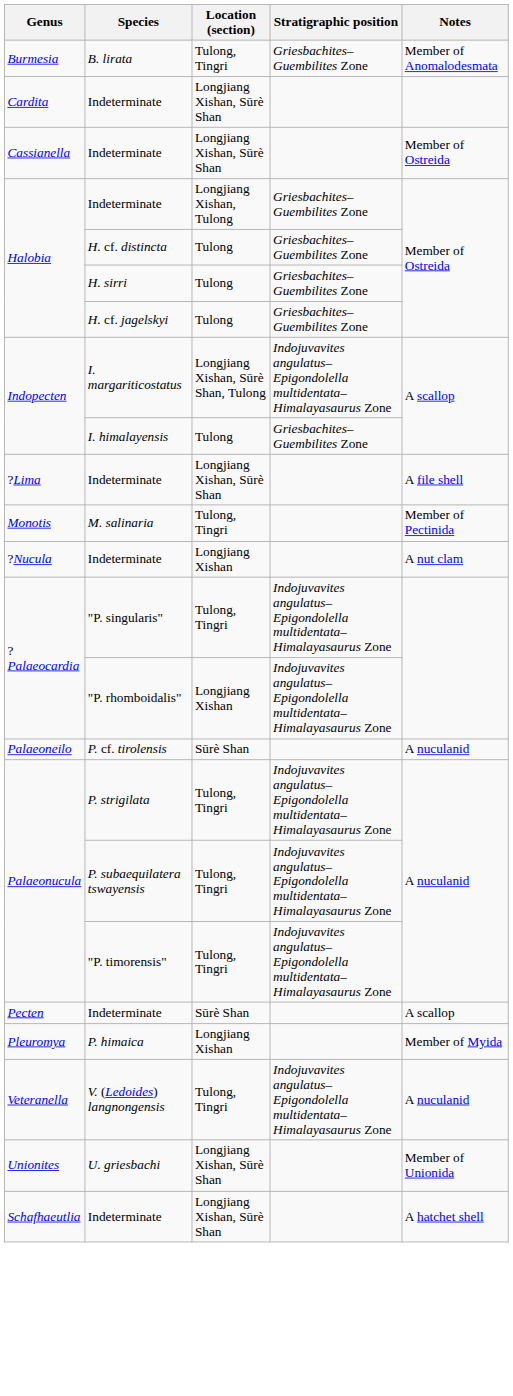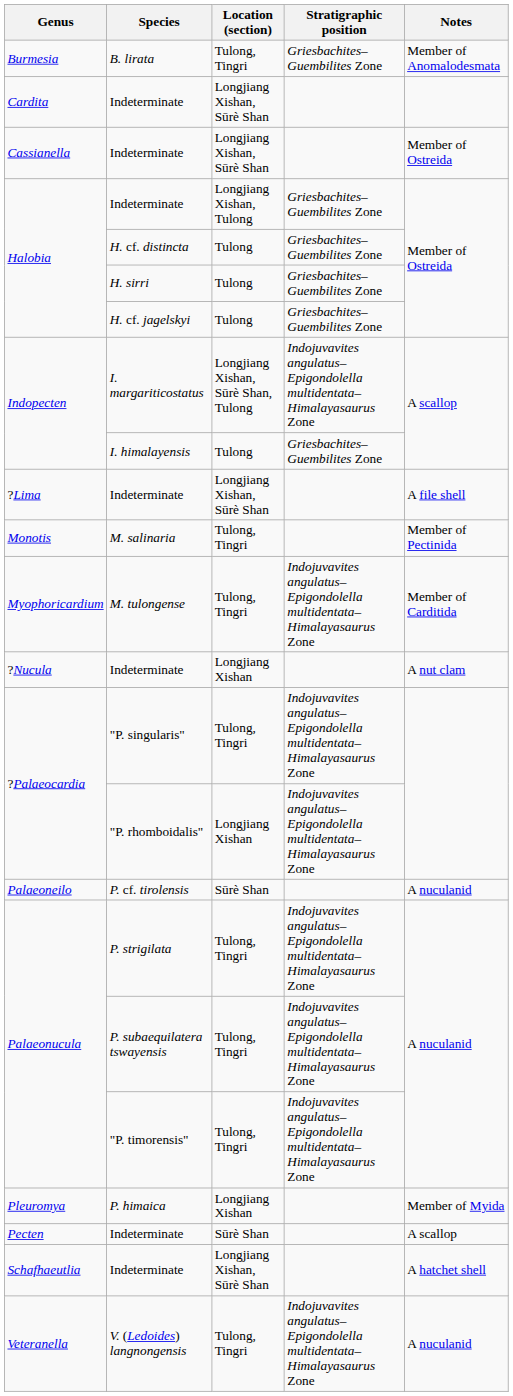+ row: (56, 603)
rows swapped: (26, 1012) <-> (36, 1041)
rows swapped: (44, 1216) <-> (38, 1099)
- row: (33, 1165)
